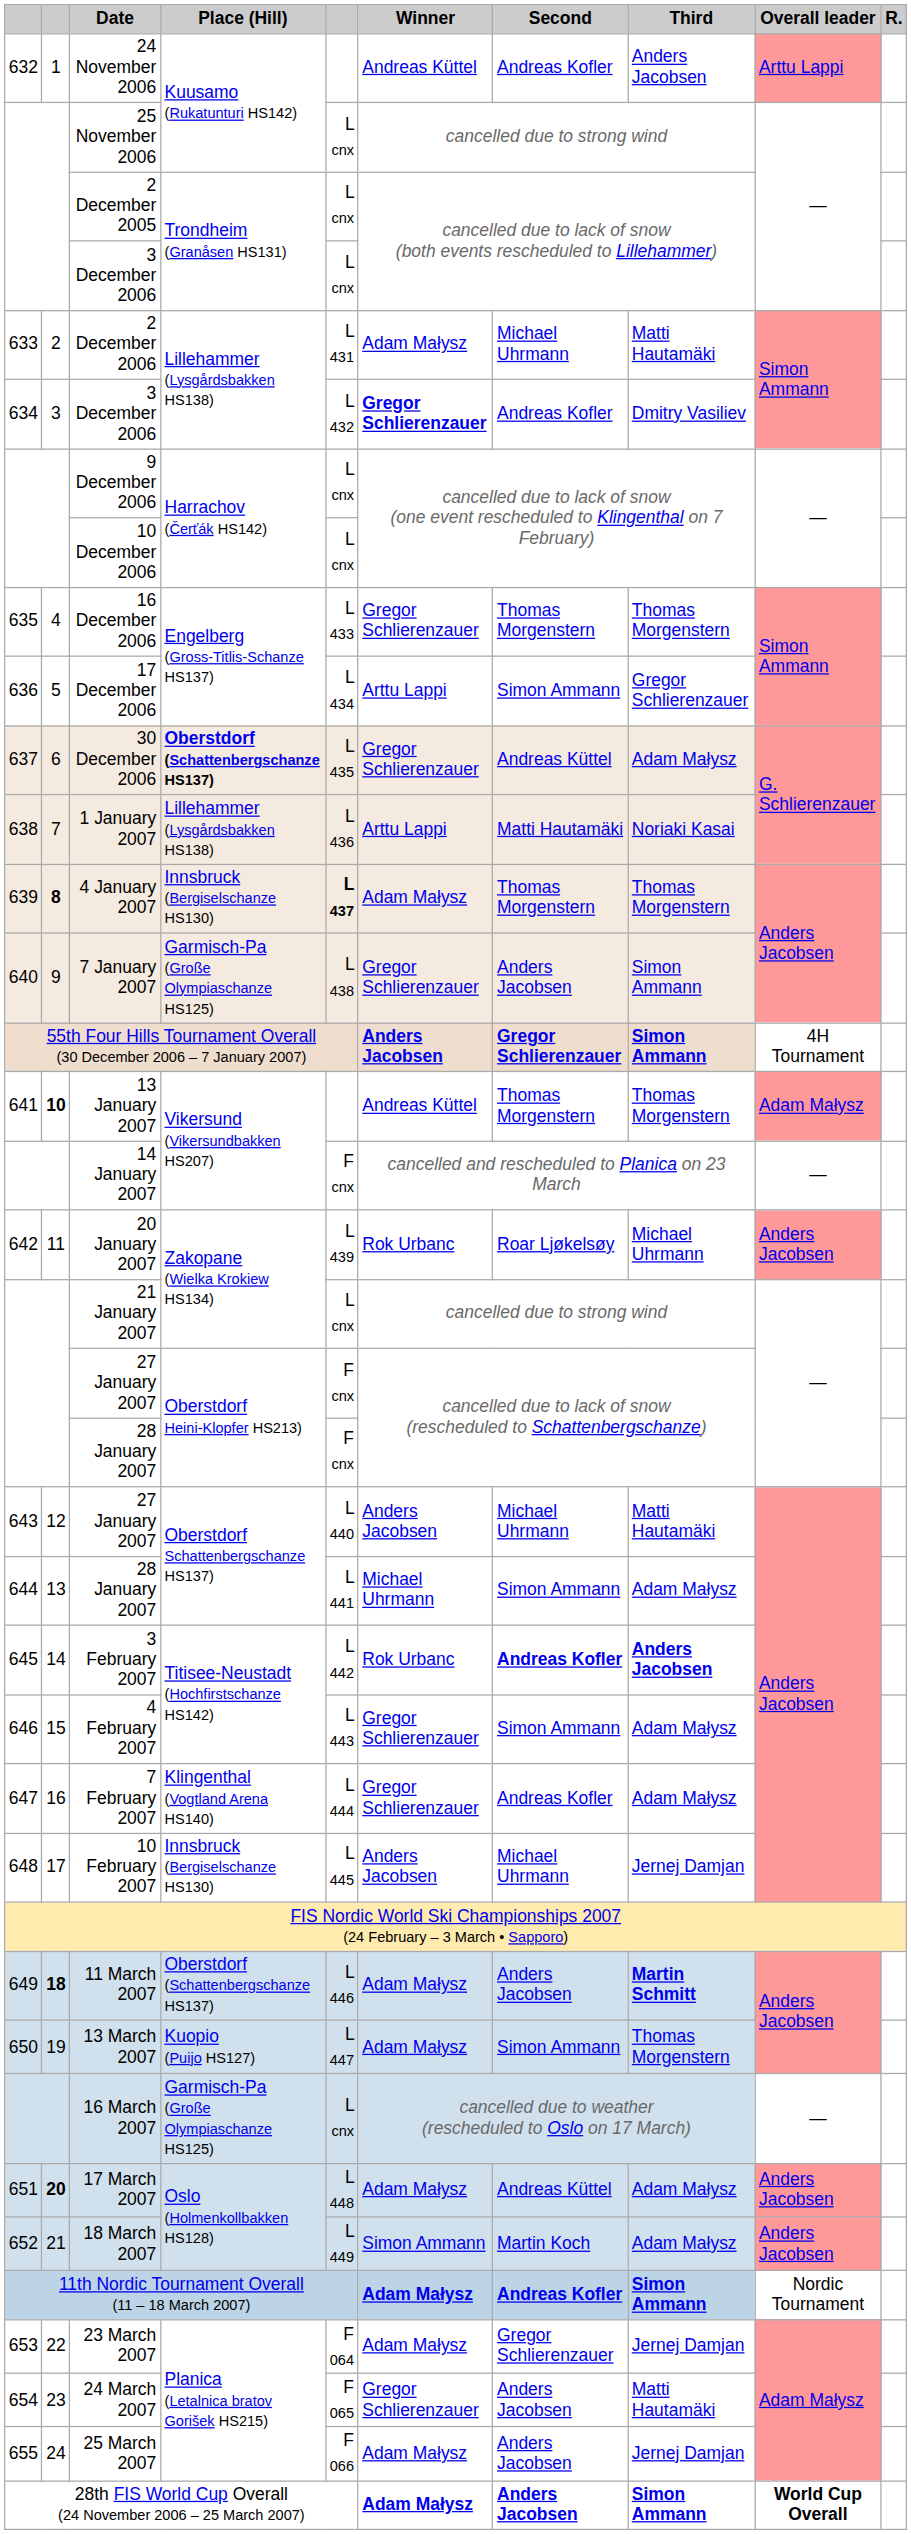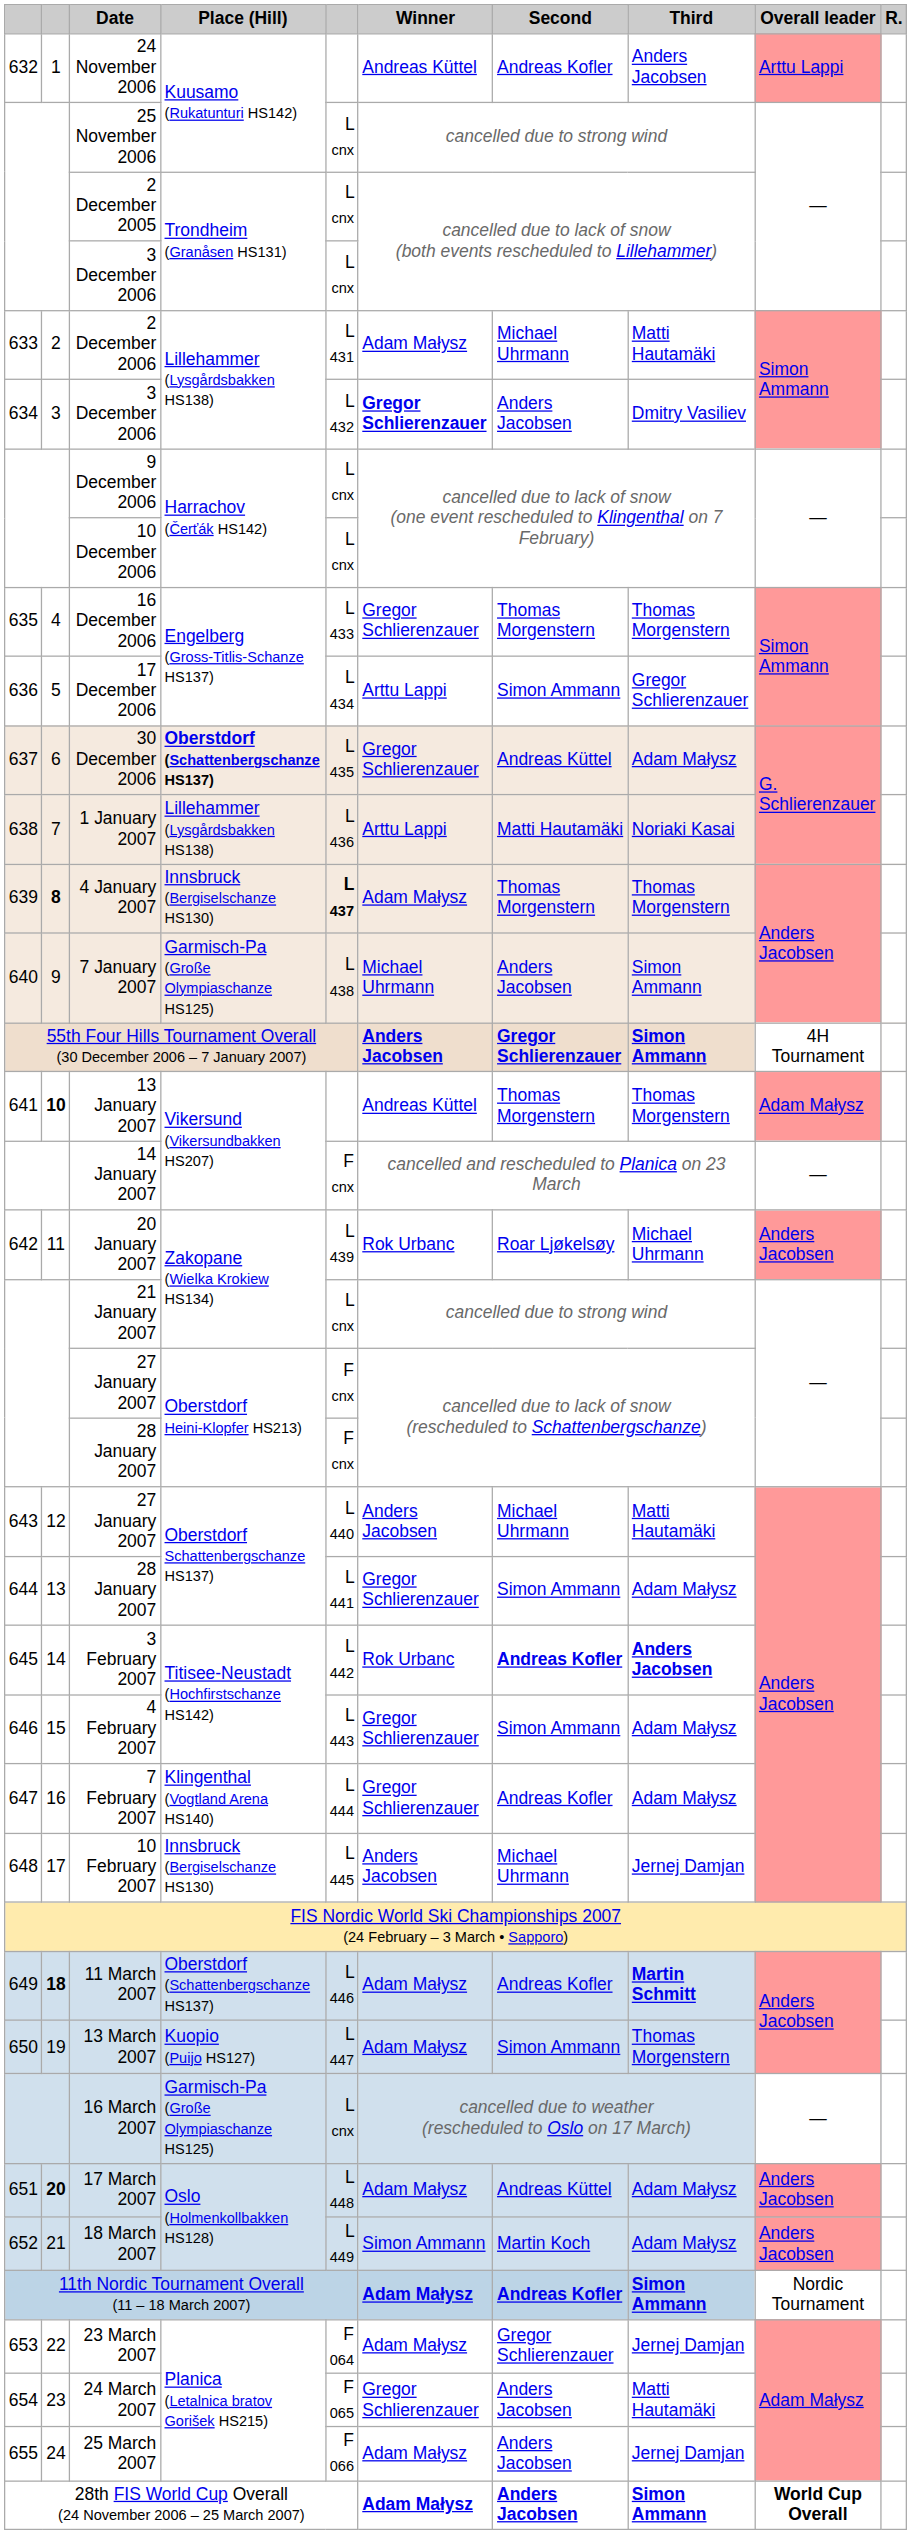(555, 413) Andreas Kofler -> (534, 413) Anders Jacobsen
(421, 977) Gregor Schlierenzauer -> (398, 977) Michael Uhrmann
(398, 1590) Michael Uhrmann -> (421, 1590) Gregor Schlierenzauer
(534, 1985) Anders Jacobsen -> (555, 1985) Andreas Kofler
